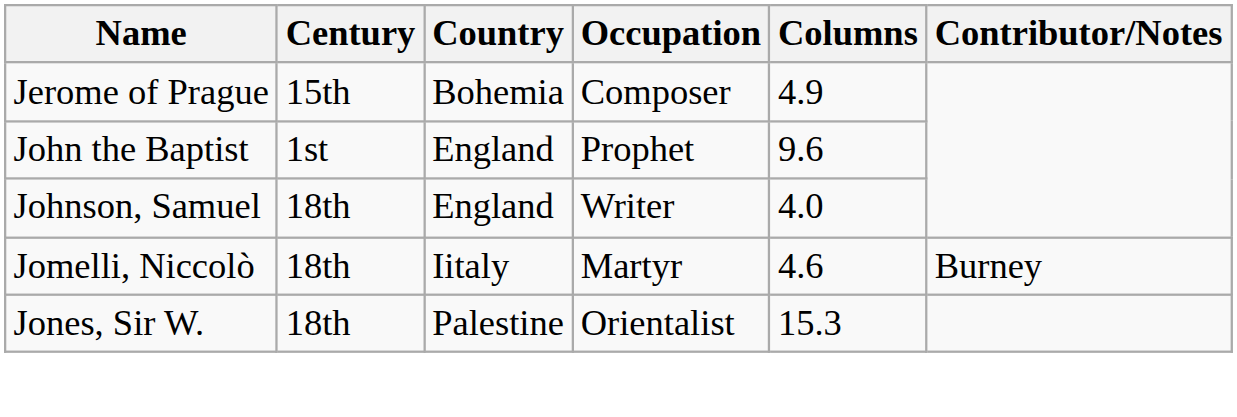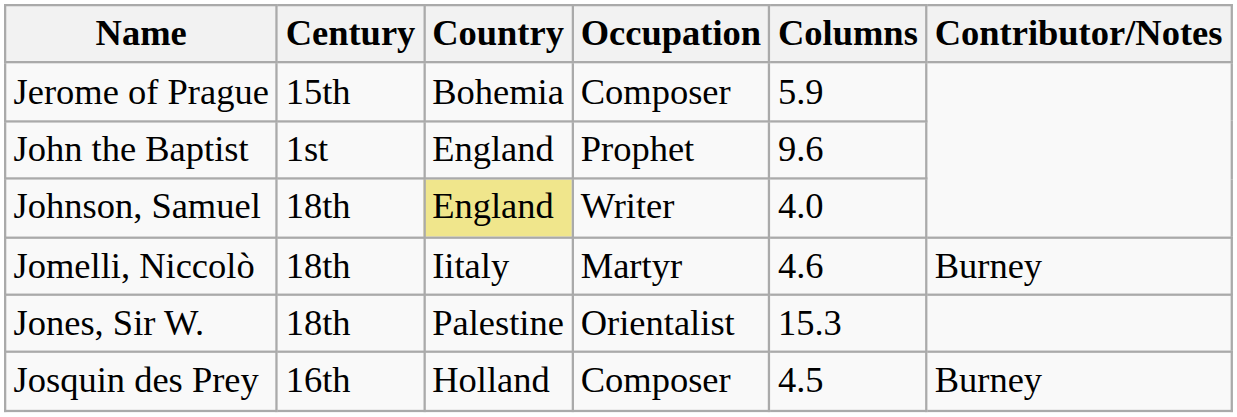(801, 91) 4.9 -> (801, 91) 5.9
(493, 206) no background -> (493, 206) khaki background
+ row: (136, 380)
